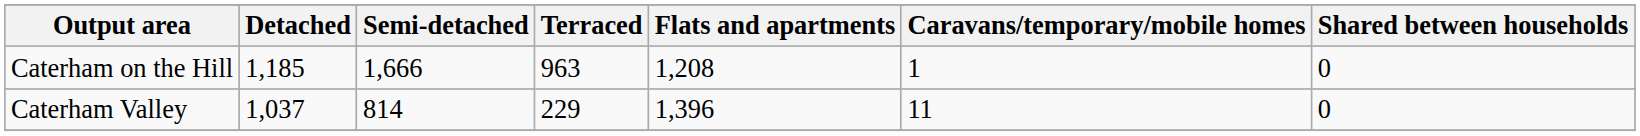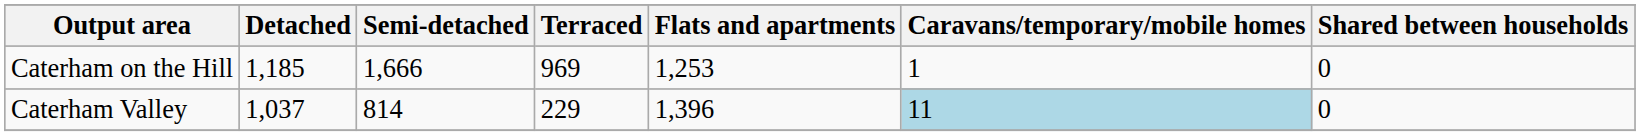(561, 67) 963 -> (561, 67) 969
(684, 67) 1,208 -> (684, 67) 1,253
(920, 109) no background -> (920, 109) lightblue background
